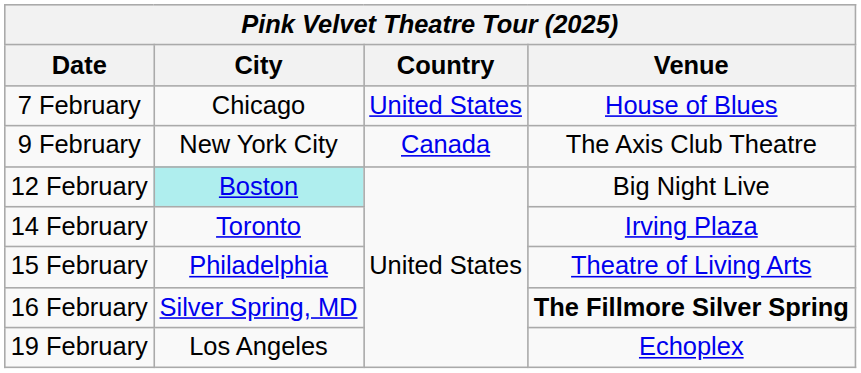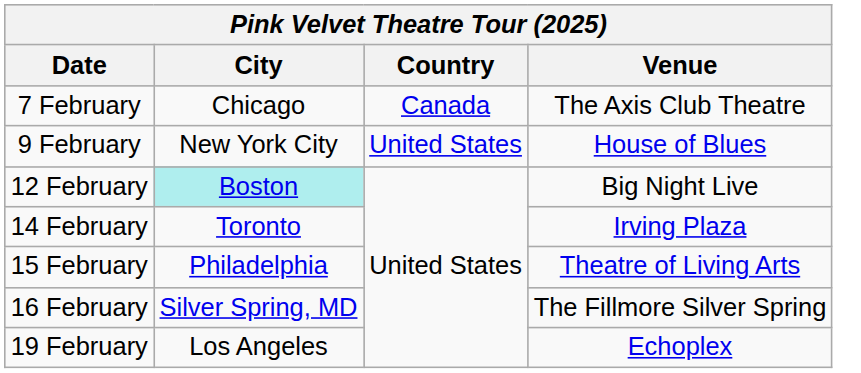(446, 105) United States -> (446, 105) Canada
(691, 105) House of Blues -> (680, 105) The Axis Club Theatre
(446, 145) Canada -> (446, 145) United States
(691, 145) The Axis Club Theatre -> (680, 145) House of Blues
(691, 307) bold -> (680, 307) normal
